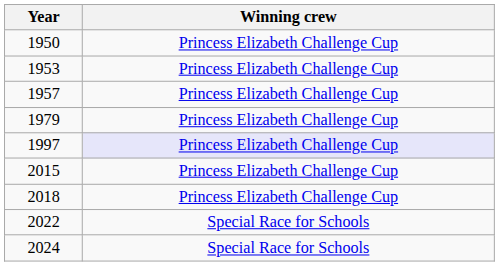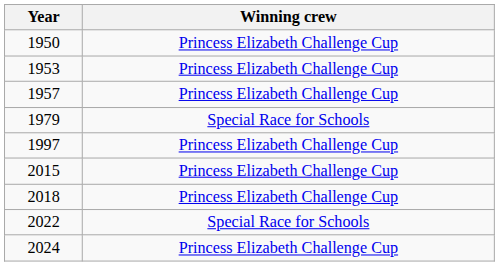(288, 119) Princess Elizabeth Challenge Cup -> (288, 119) Special Race for Schools
(288, 145) lavender background -> (288, 145) no background
(288, 247) Special Race for Schools -> (288, 247) Princess Elizabeth Challenge Cup
